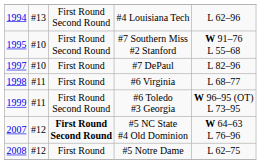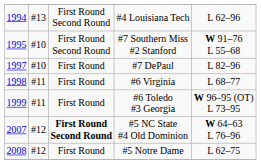(81, 103) First Round Second Round -> (81, 103) First Round
